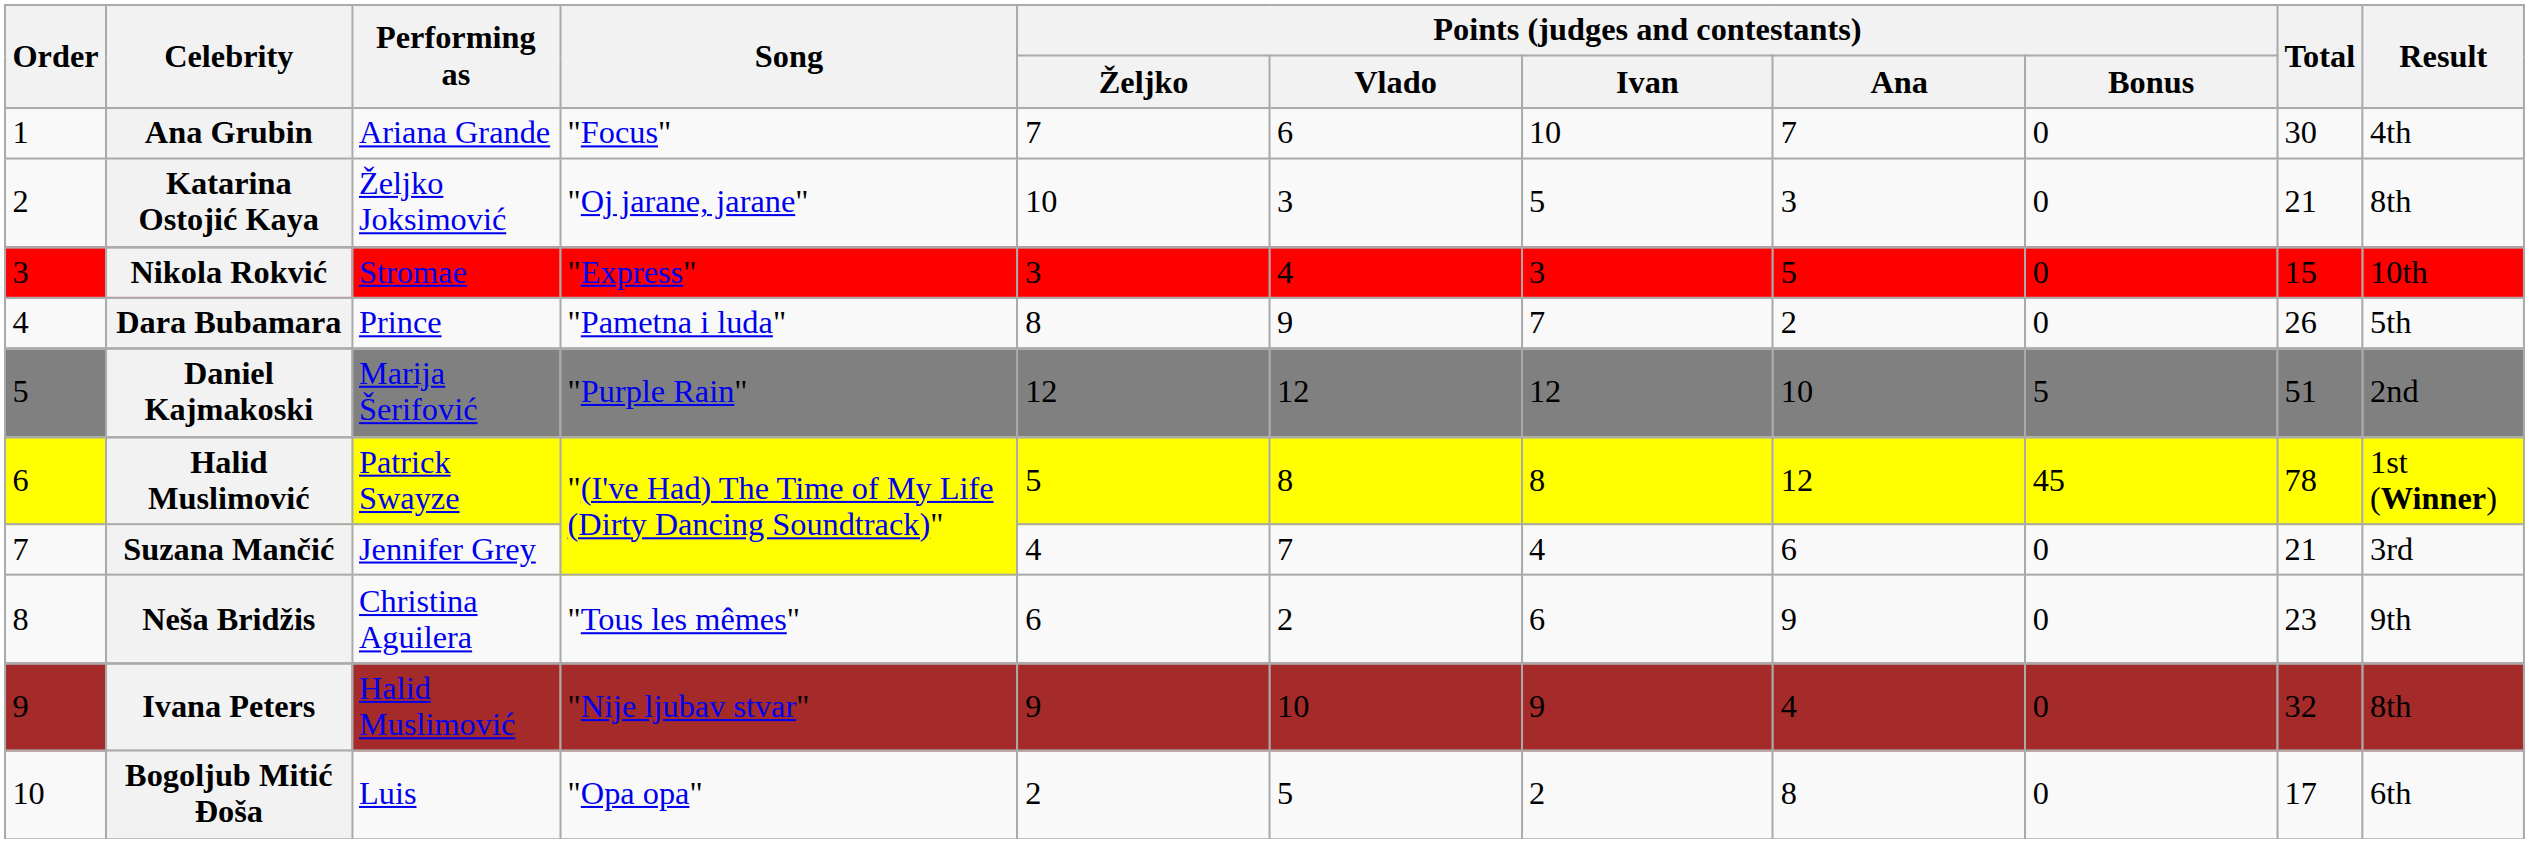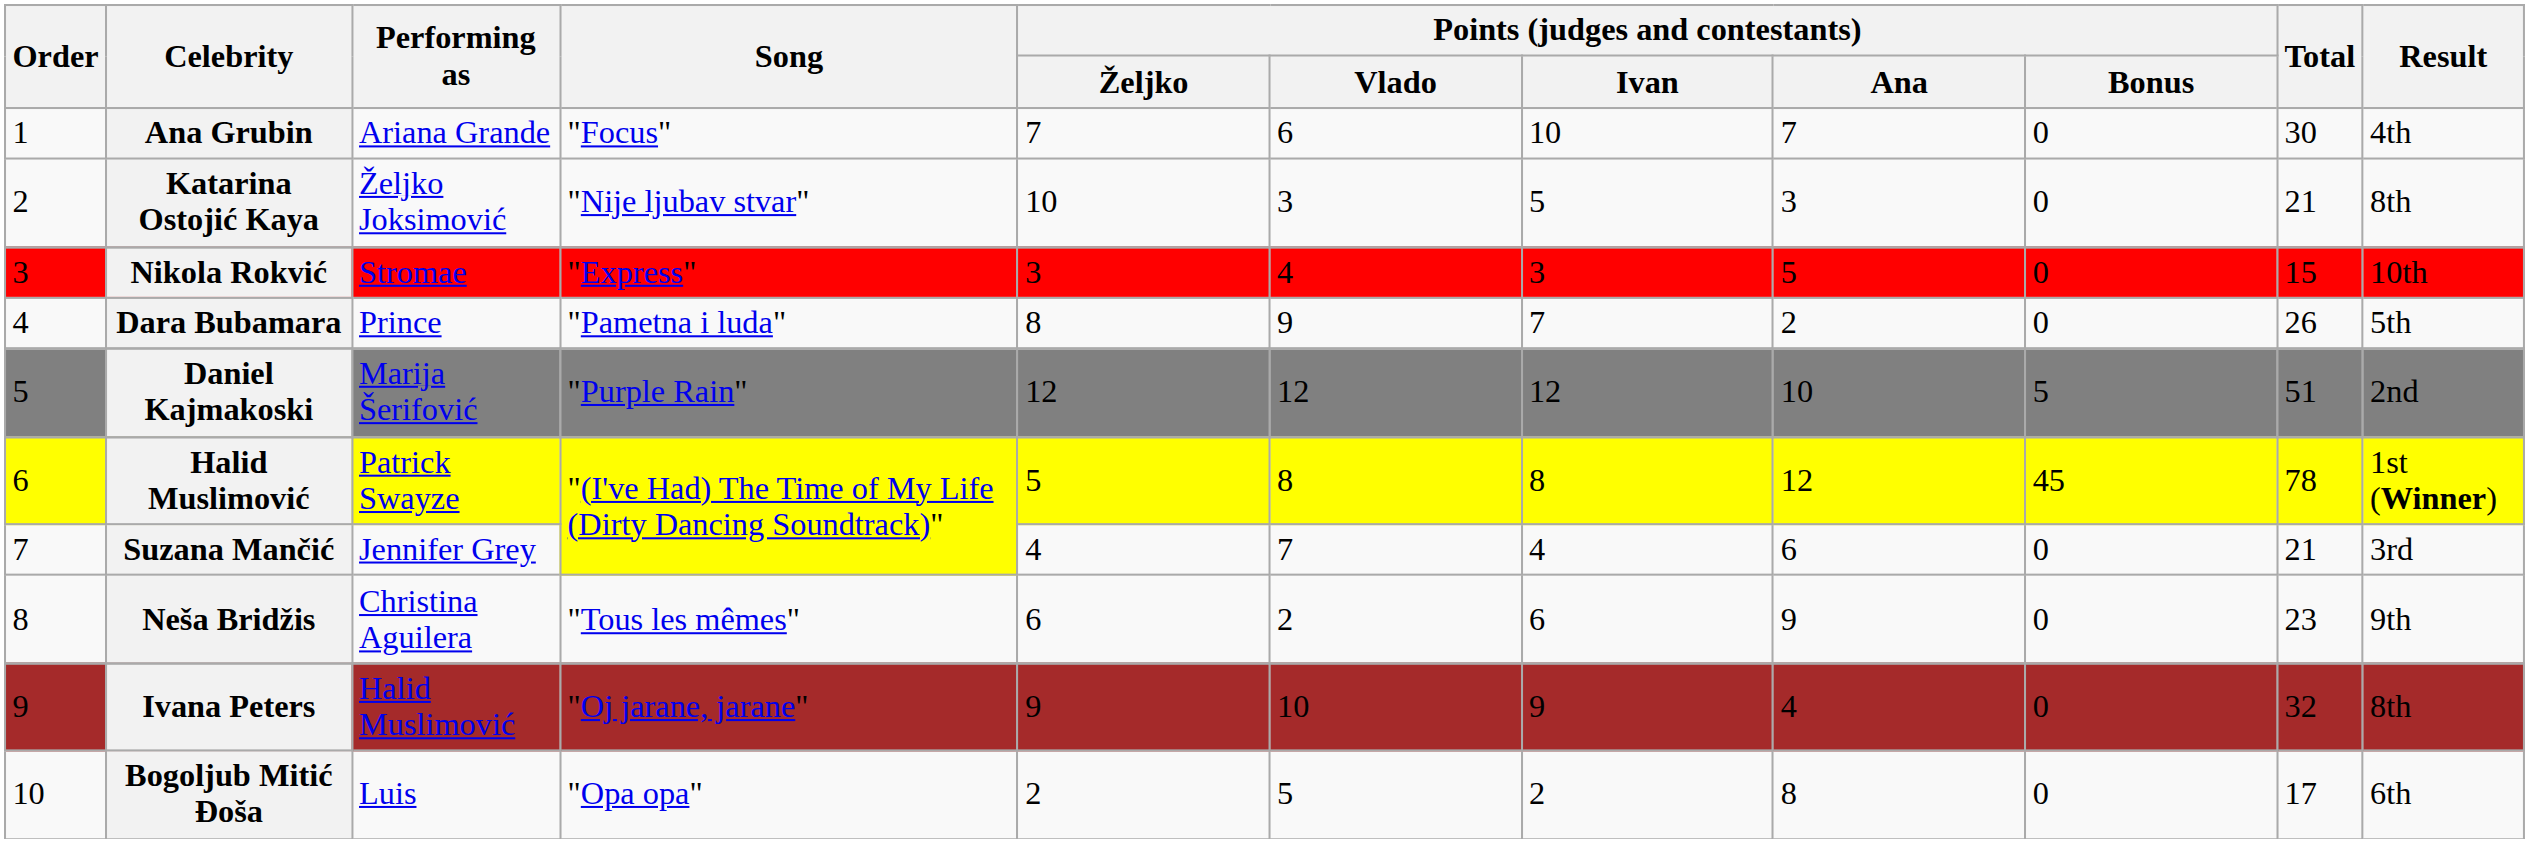(688, 202) "Oj jarane, jarane" -> (689, 202) "Nije ljubav stvar"
(689, 706) "Nije ljubav stvar" -> (688, 706) "Oj jarane, jarane"
